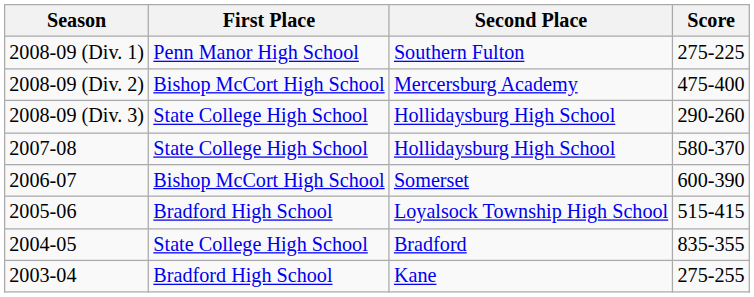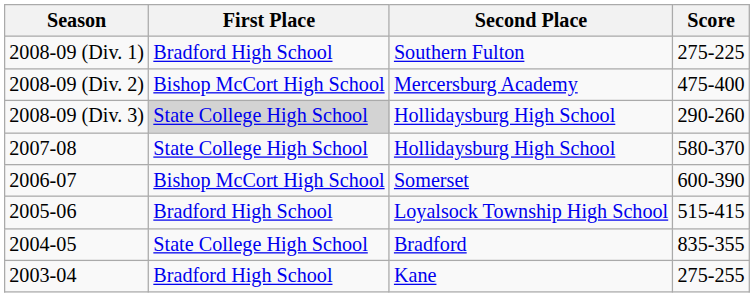(256, 52) Penn Manor High School -> (243, 52) Bradford High School
(261, 116) no background -> (261, 116) lightgrey background
